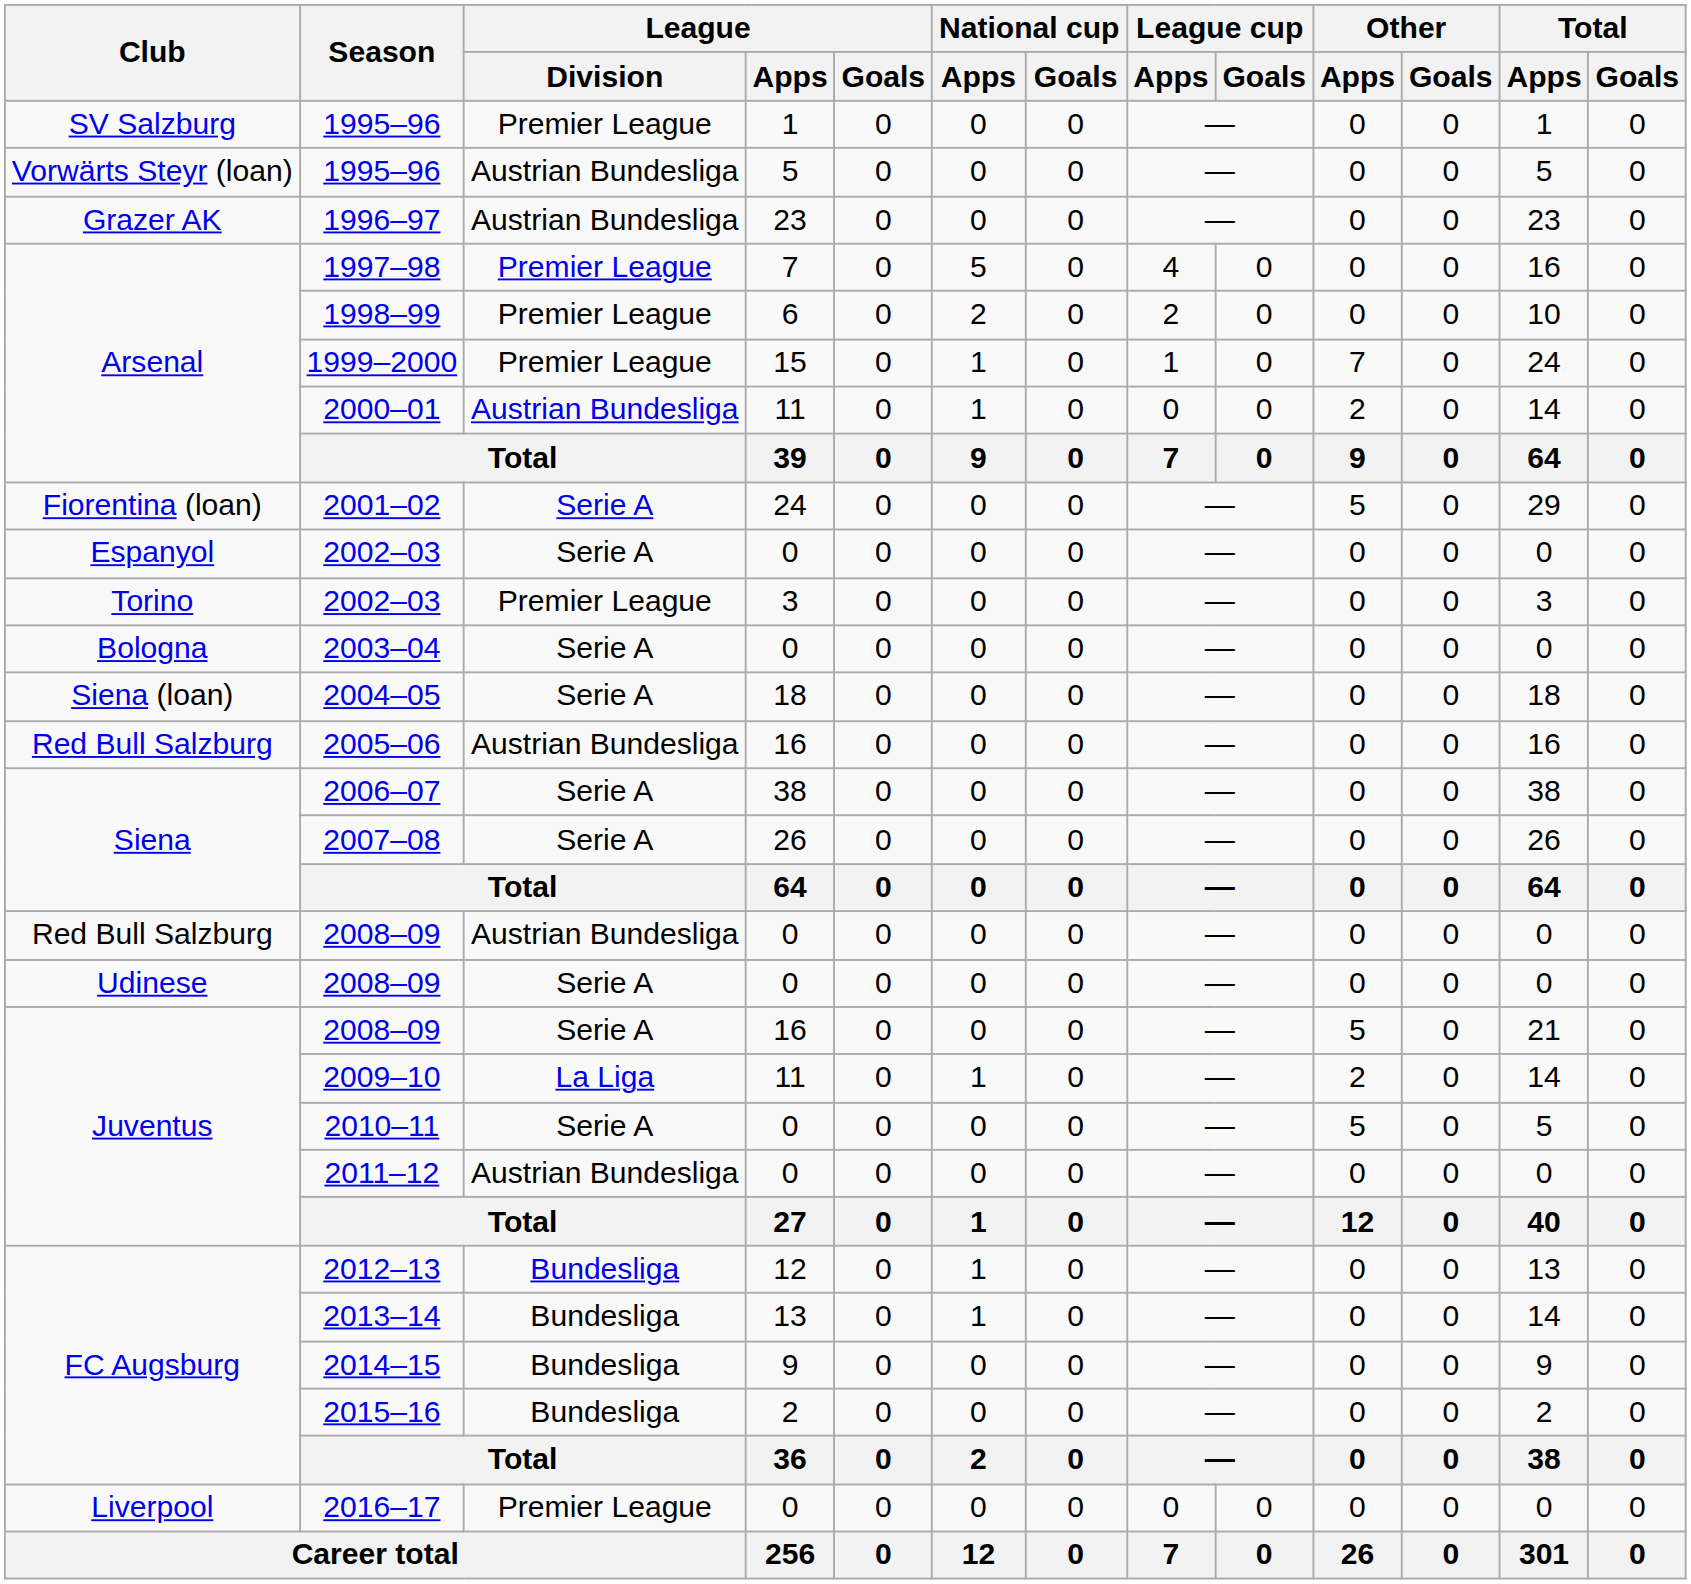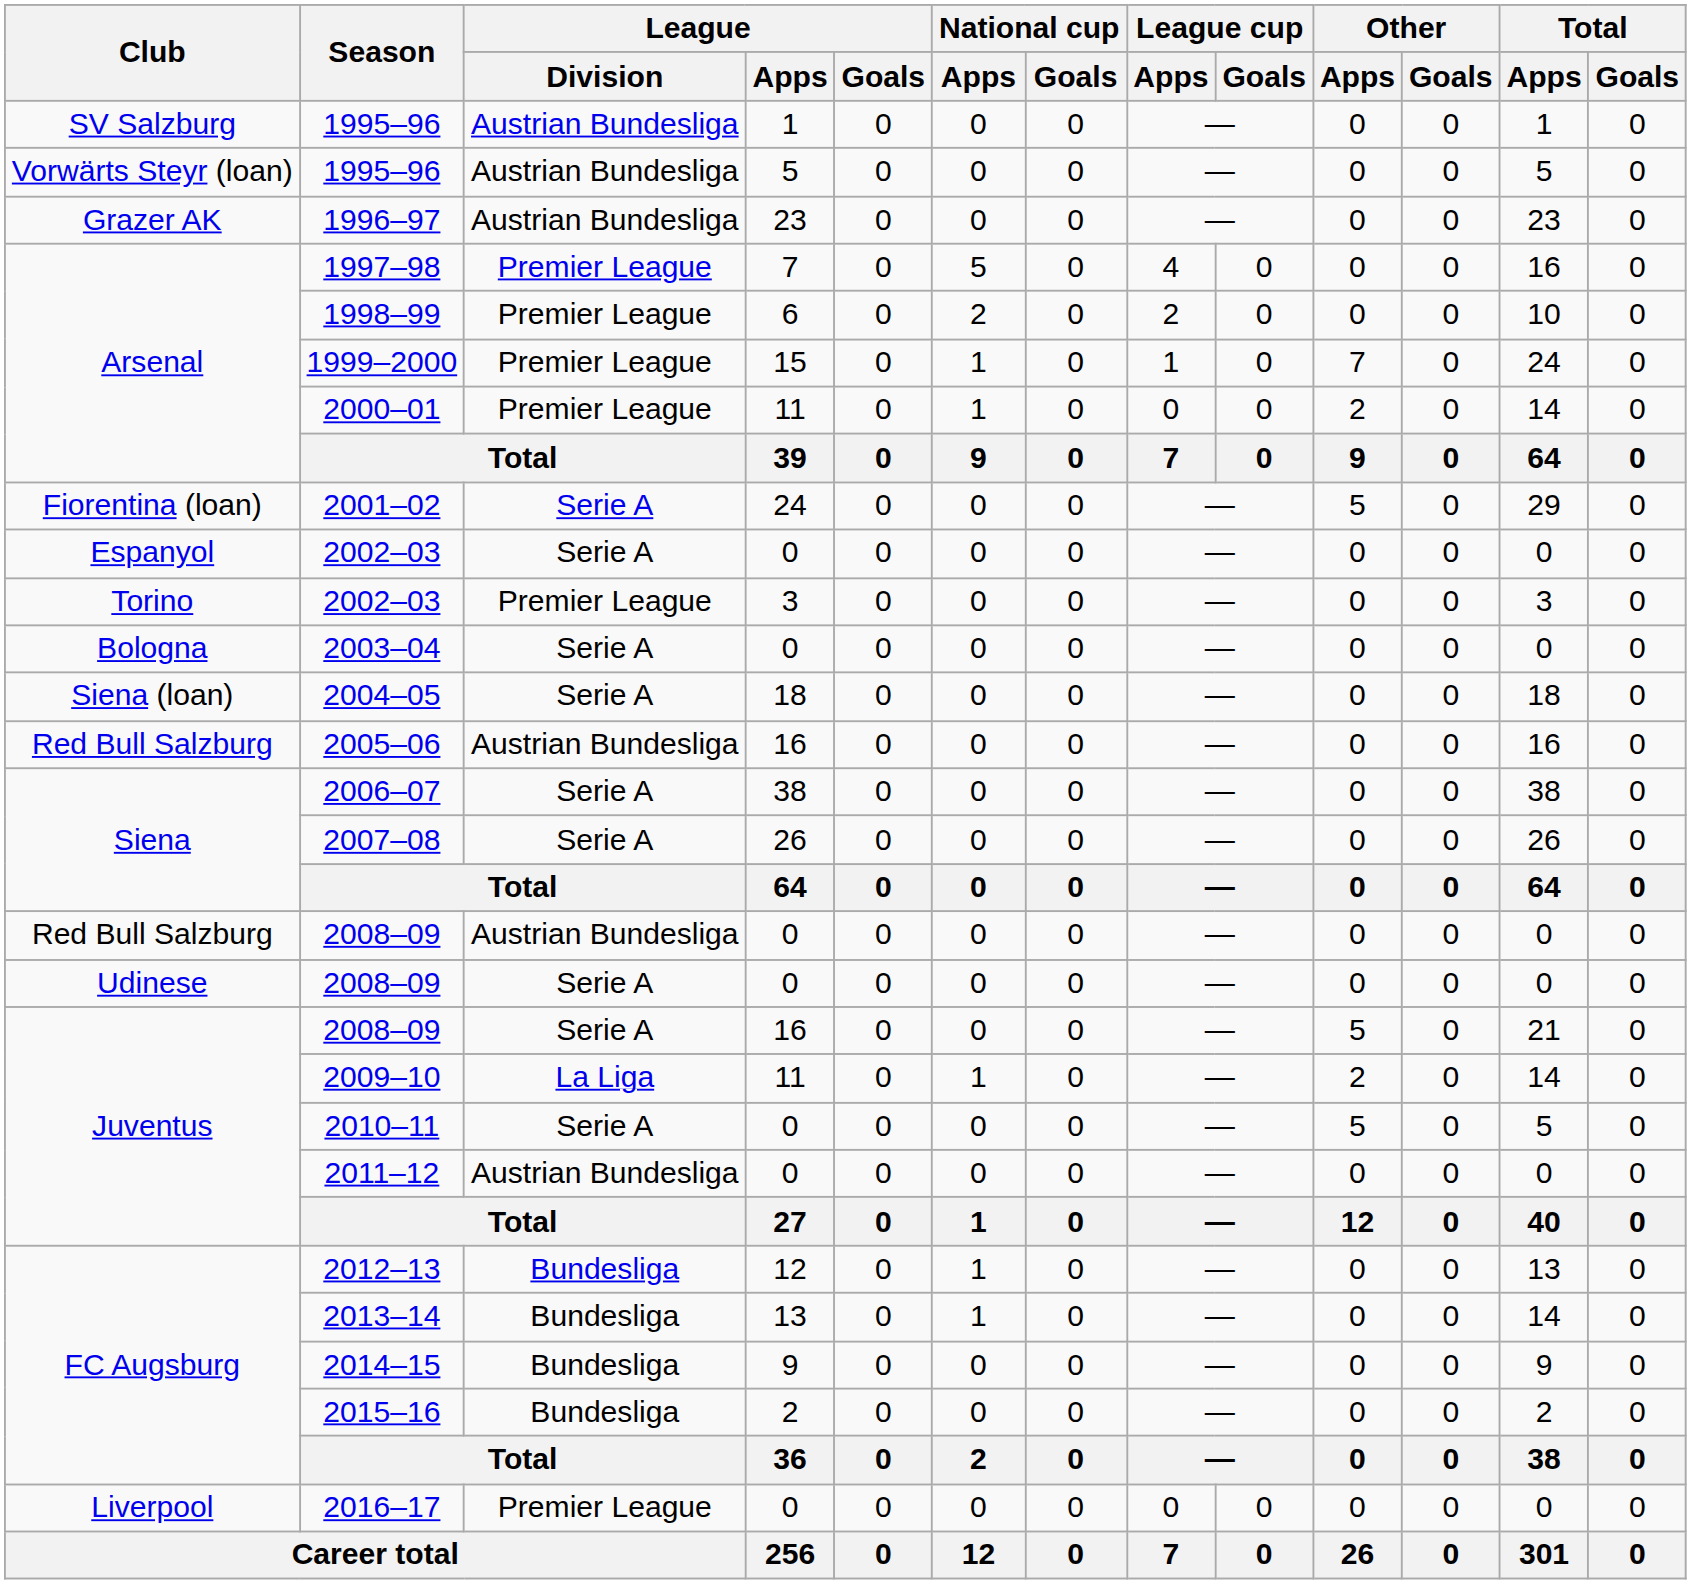(605, 123) Premier League -> (605, 123) Austrian Bundesliga
(605, 409) Austrian Bundesliga -> (605, 409) Premier League
